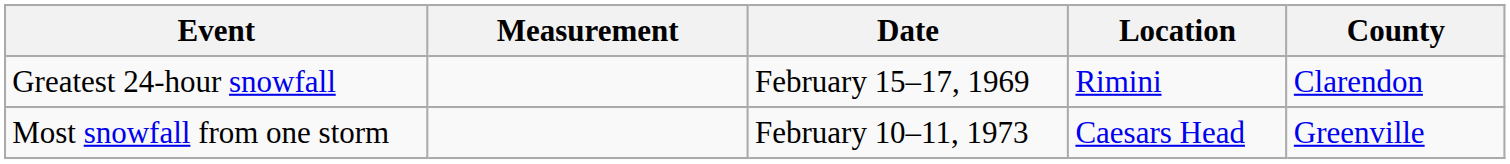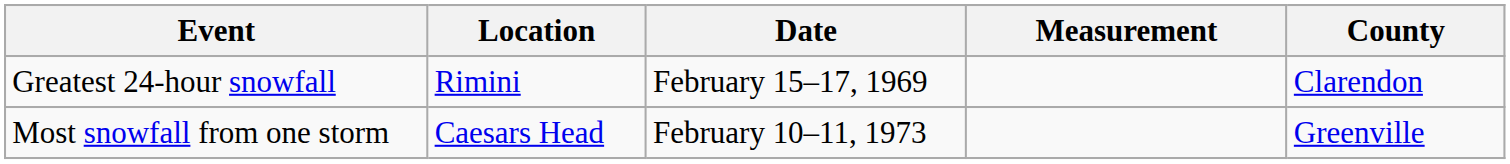columns swapped: (588, 30) <-> (1177, 30)
